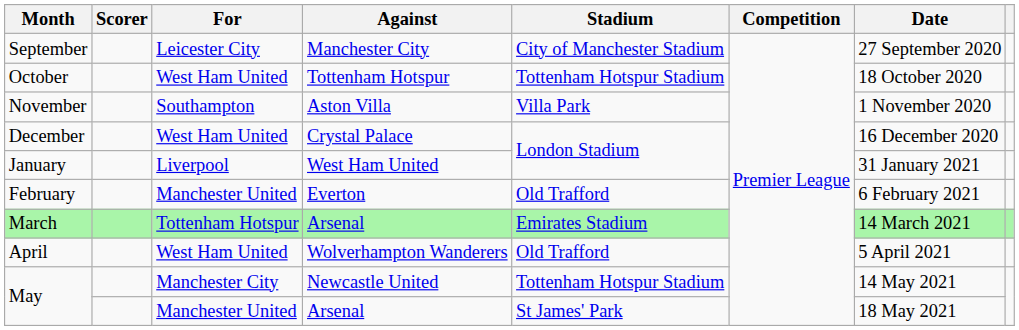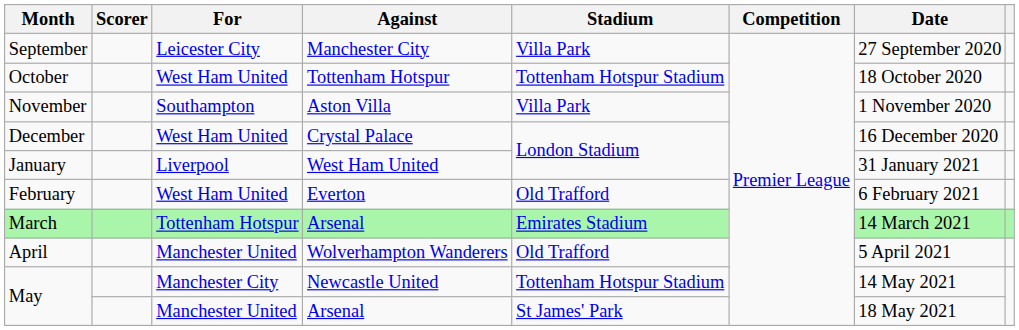(620, 48) City of Manchester Stadium -> (553, 48) Villa Park
(226, 194) Manchester United -> (222, 194) West Ham United
(222, 252) West Ham United -> (226, 252) Manchester United
